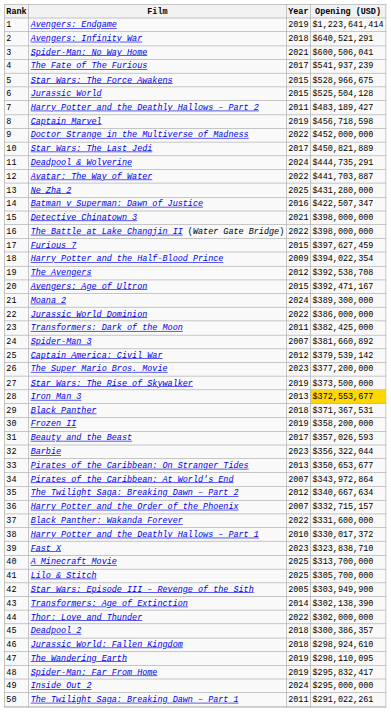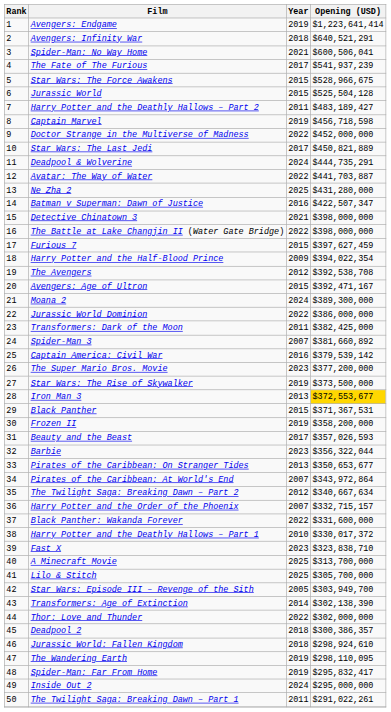(298, 356) 2012 -> (298, 356) 2016
(298, 411) 2018 -> (298, 411) 2015
(343, 590) $303,949,900 -> (343, 590) $303,949,700
